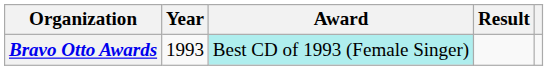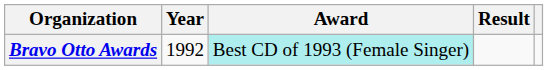(185, 49) 1993 -> (185, 49) 1992
